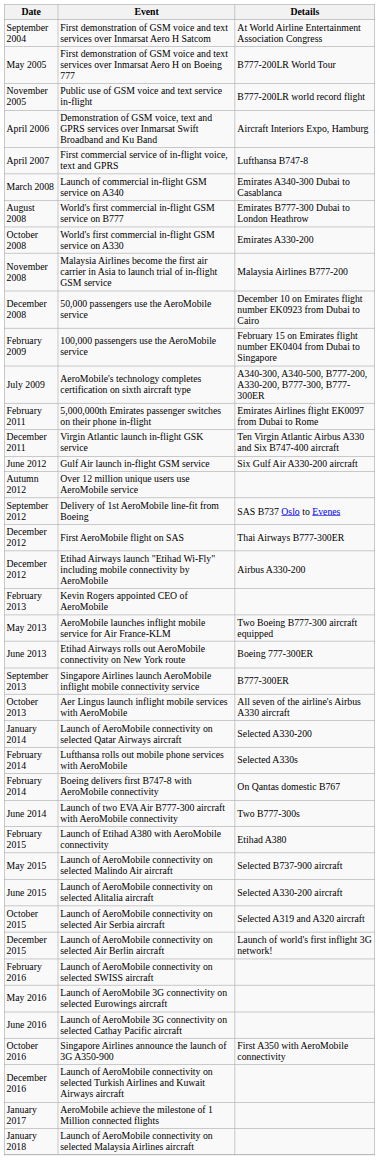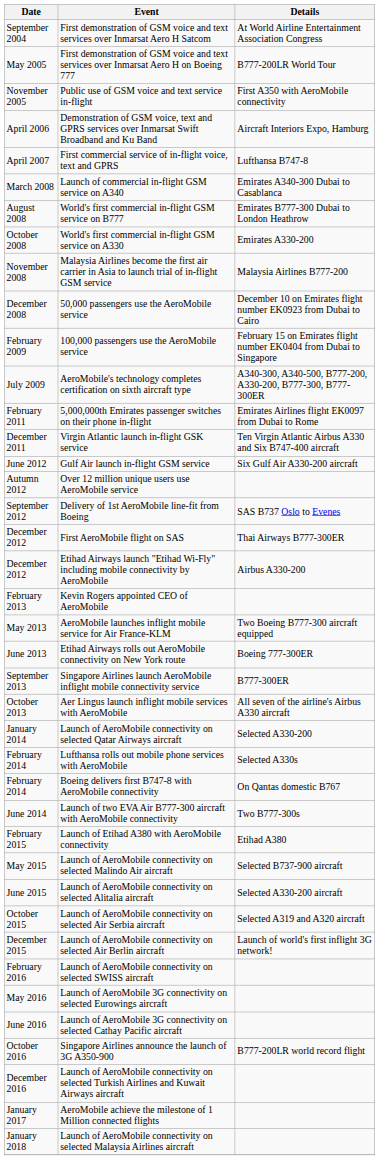(301, 97) B777-200LR world record flight -> (293, 97) First A350 with AeroMobile connectivity
(293, 1051) First A350 with AeroMobile connectivity -> (301, 1051) B777-200LR world record flight
